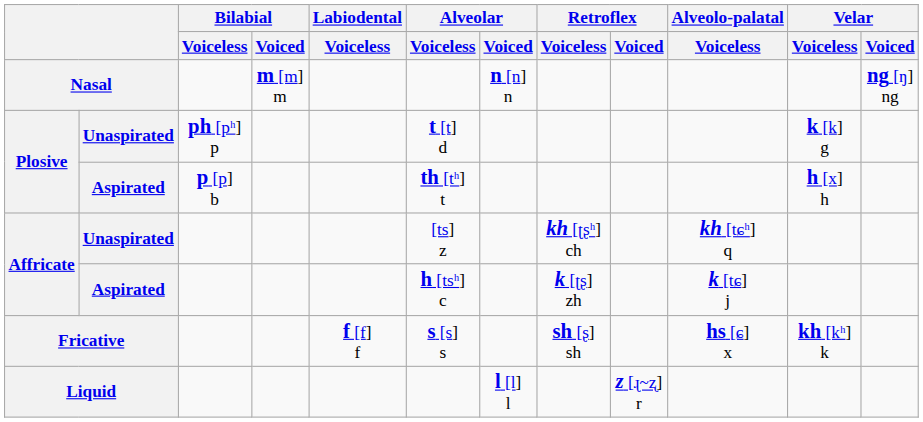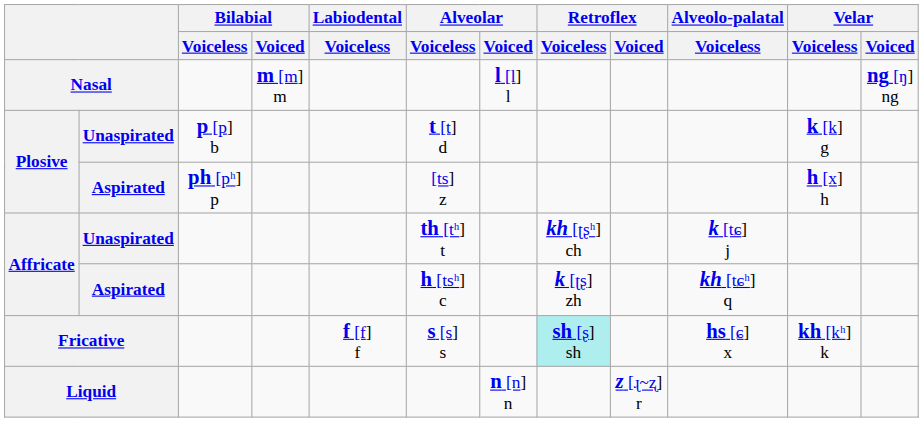(508, 84) n [n] n -> (508, 84) l [l] l
(215, 136) ph [pʰ] p -> (215, 136) p [p] b
(215, 187) p [p] b -> (215, 187) ph [pʰ] p
(443, 187) th [tʰ] t -> (443, 188) [ts] z
(443, 240) [ts] z -> (443, 238) th [tʰ] t
(728, 238) kh [tɕʰ] q -> (728, 238) k [tɕ] j
(728, 289) k [tɕ] j -> (728, 289) kh [tɕʰ] q
(574, 340) no background -> (574, 340) paleturquoise background
(508, 391) l [l] l -> (508, 391) n [n] n
